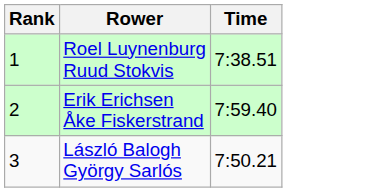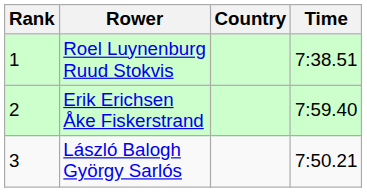+ column: (250, 19)
